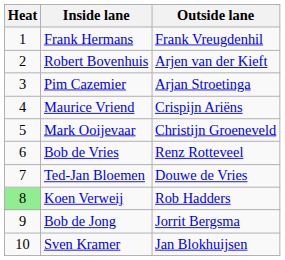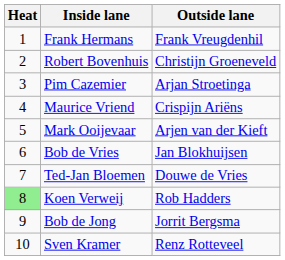(211, 61) Arjen van der Kieft -> (216, 61) Christijn Groeneveld
(216, 130) Christijn Groeneveld -> (211, 130) Arjen van der Kieft
(199, 152) Renz Rotteveel -> (201, 152) Jan Blokhuijsen
(201, 244) Jan Blokhuijsen -> (199, 244) Renz Rotteveel
